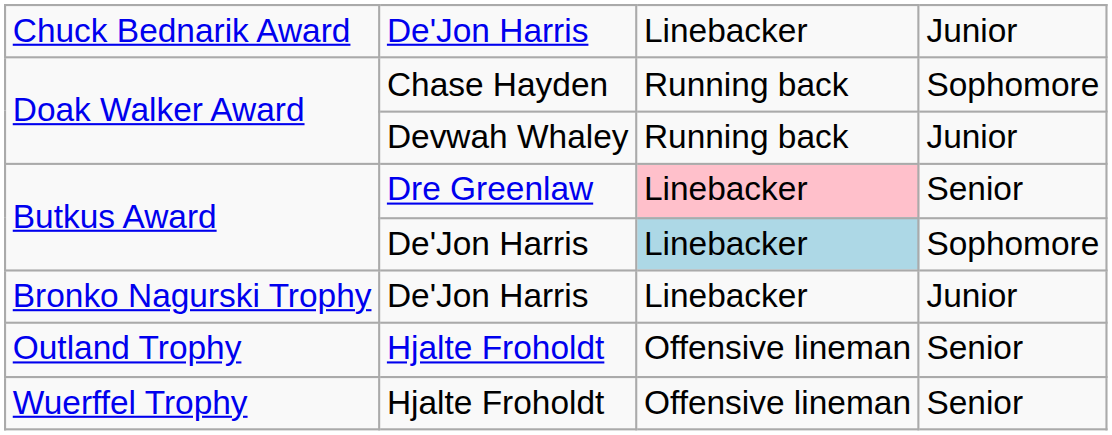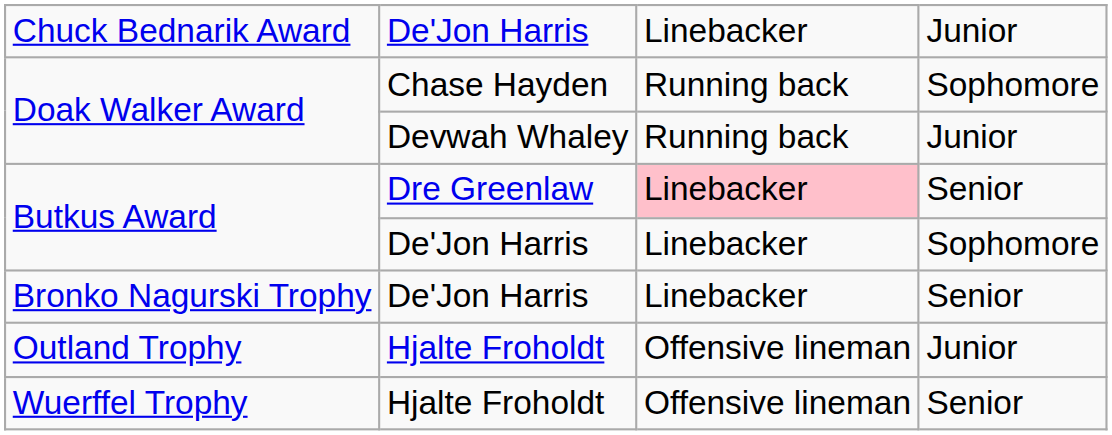(726, 243) lightblue background -> (726, 243) no background
(972, 296) Junior -> (975, 296) Senior
(975, 349) Senior -> (972, 349) Junior
